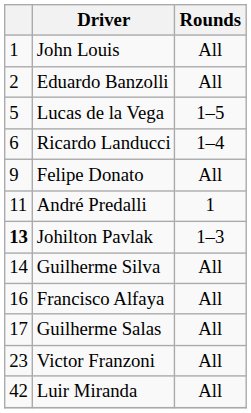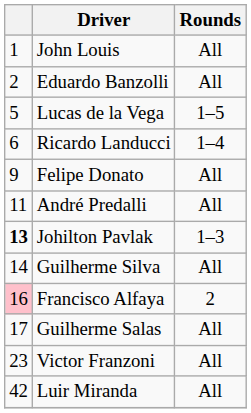(210, 205) 1 -> (210, 205) All
(19, 298) no background -> (19, 298) pink background
(210, 298) All -> (210, 298) 2
